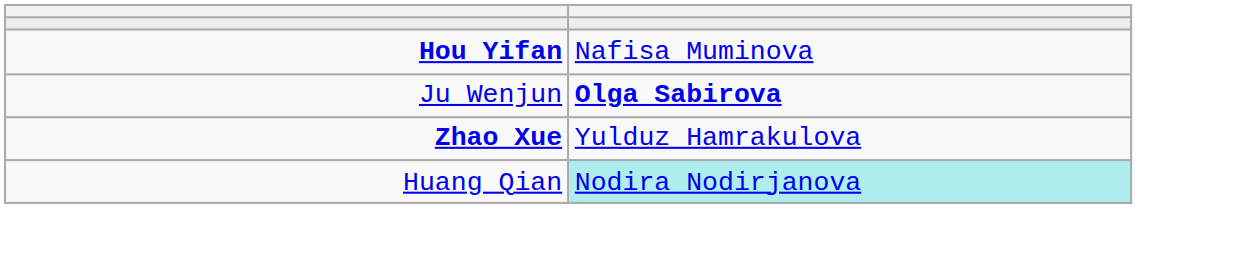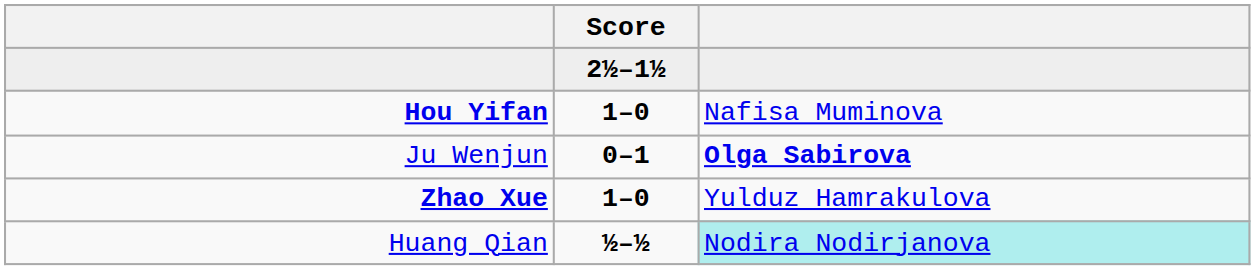+ column: (626, 27)
